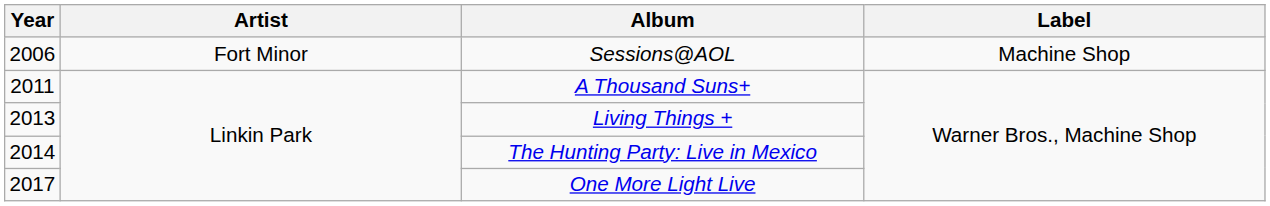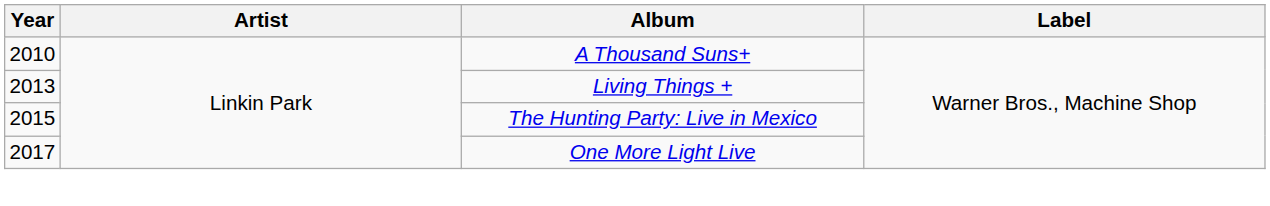- row: (663, 53)
(32, 86) 2011 -> (32, 53) 2010
(32, 151) 2014 -> (32, 119) 2015
